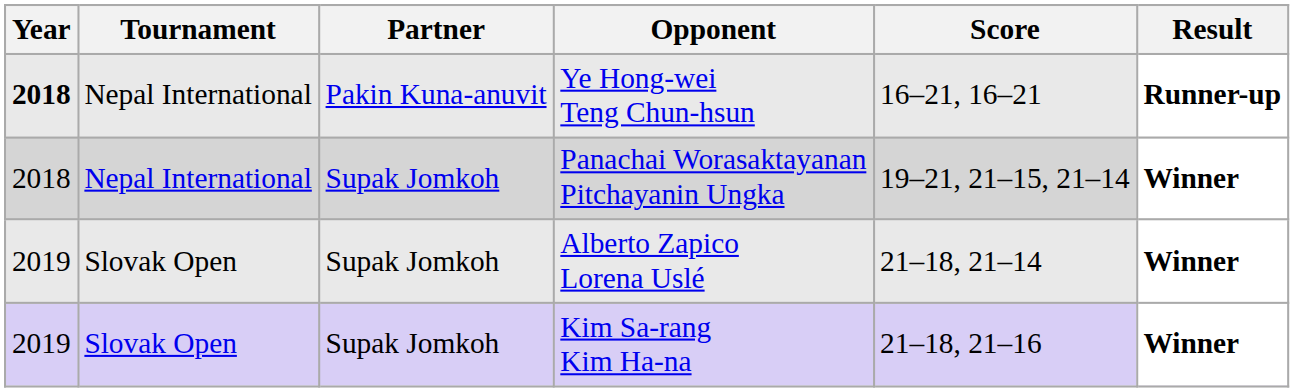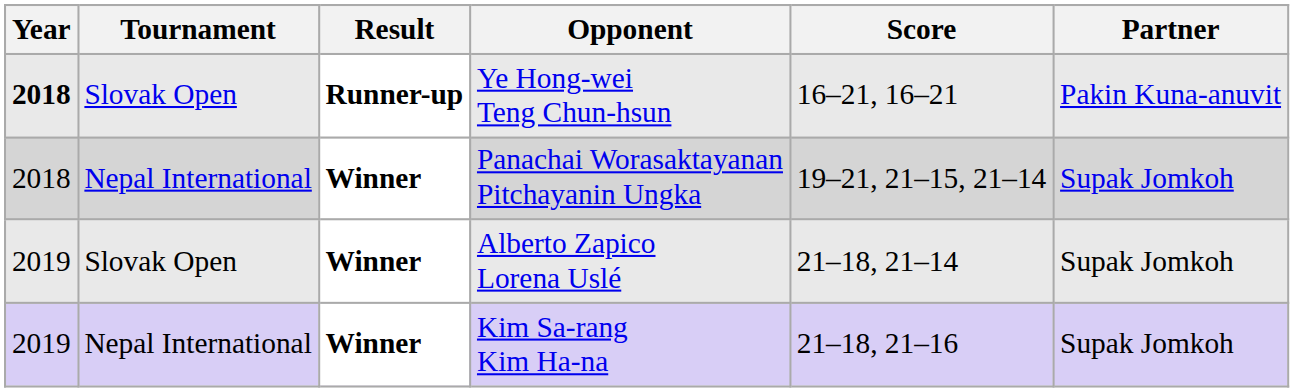columns swapped: (436, 29) <-> (1212, 29)
(198, 94) Nepal International -> (161, 94) Slovak Open
(161, 344) Slovak Open -> (198, 344) Nepal International
